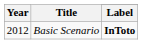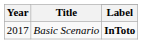(18, 30) 2012 -> (18, 30) 2017
